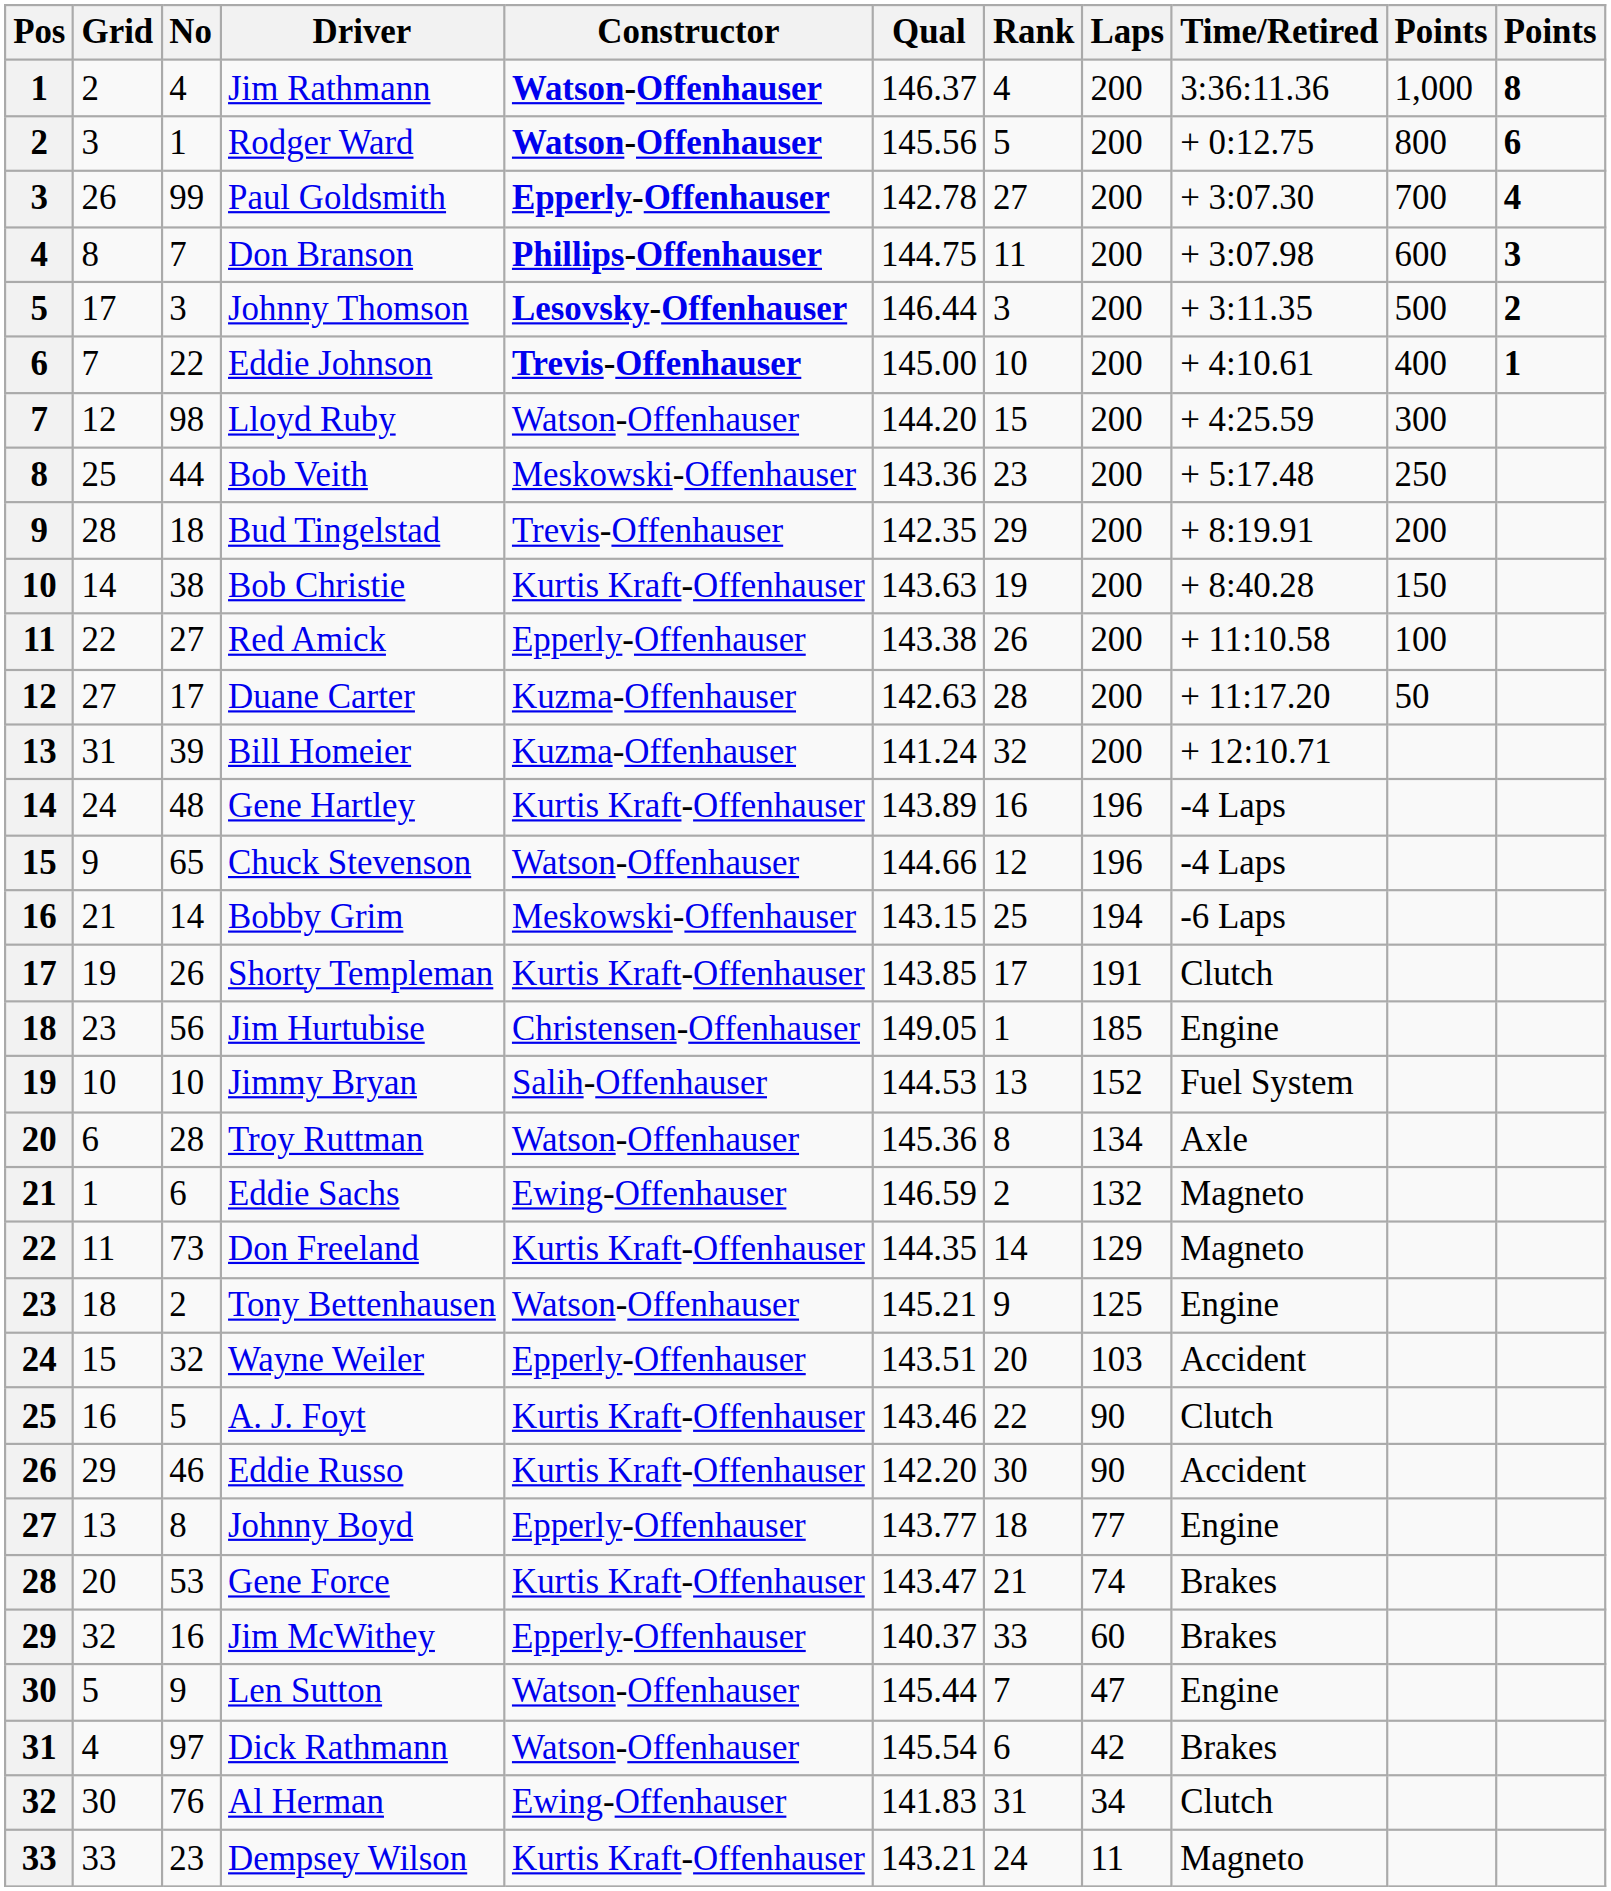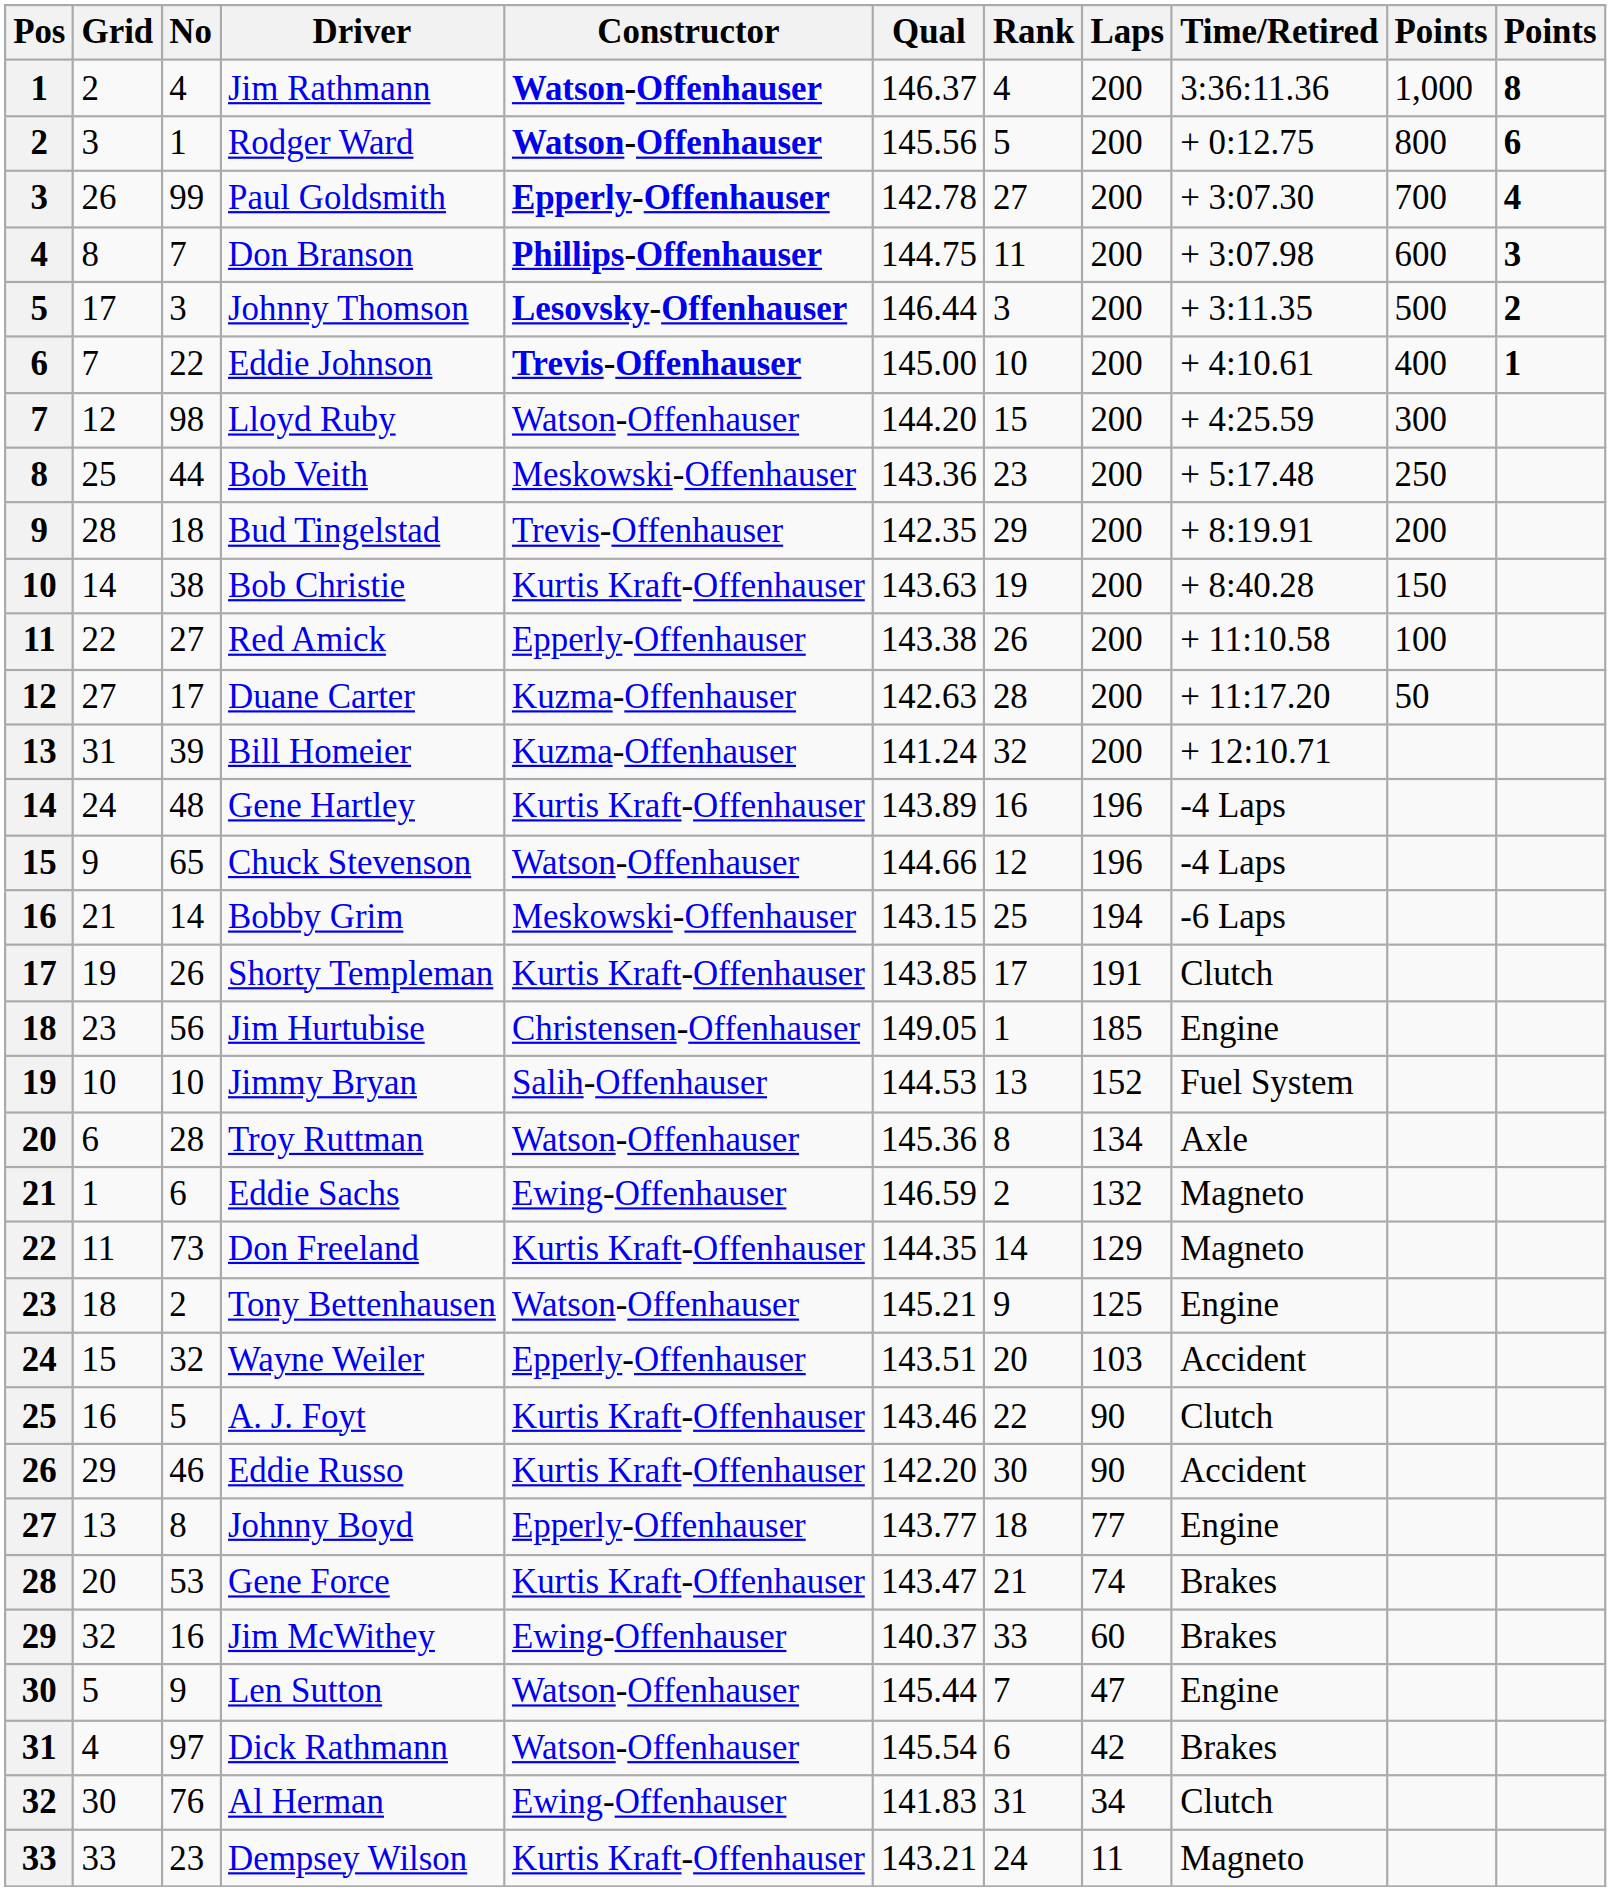(659, 1636) Epperly-Offenhauser -> (649, 1636) Ewing-Offenhauser
